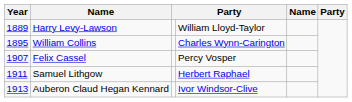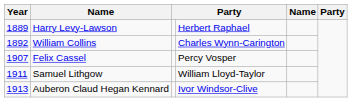(221, 27) William Lloyd-Taylor -> (214, 27) Herbert Raphael
(17, 43) 1895 -> (17, 43) 1892
(214, 74) Herbert Raphael -> (221, 74) William Lloyd-Taylor
